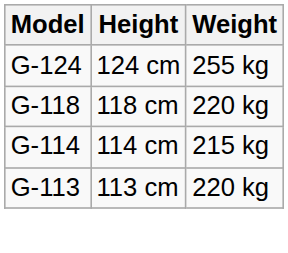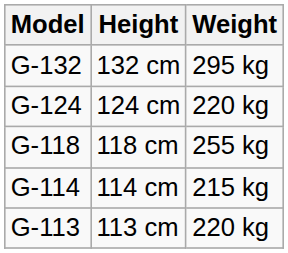+ row: (138, 65)
(231, 65) 255 kg -> (231, 106) 220 kg
(231, 106) 220 kg -> (231, 146) 255 kg
